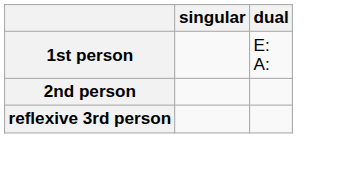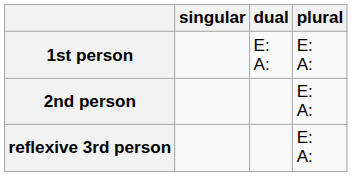+ column: (320, 18)
